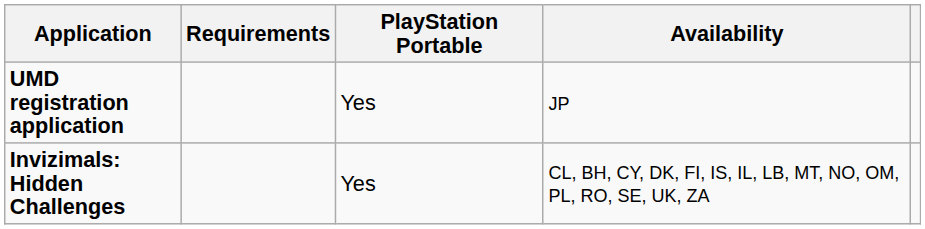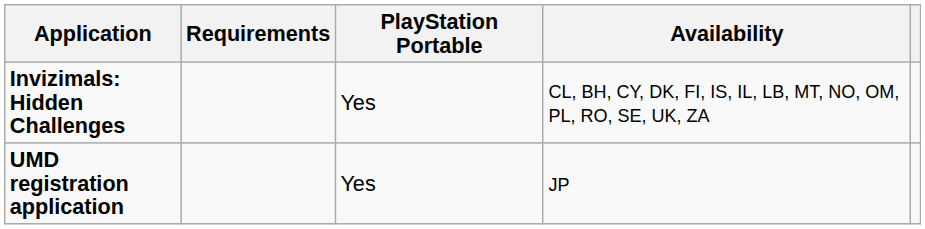rows swapped: (68, 183) <-> (69, 102)
